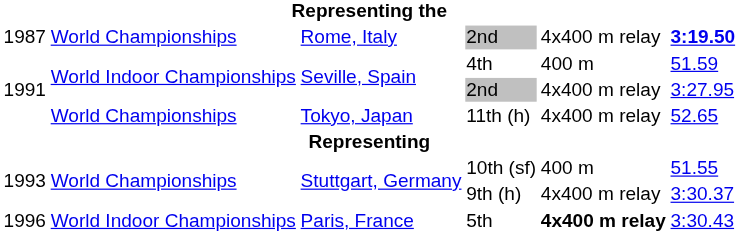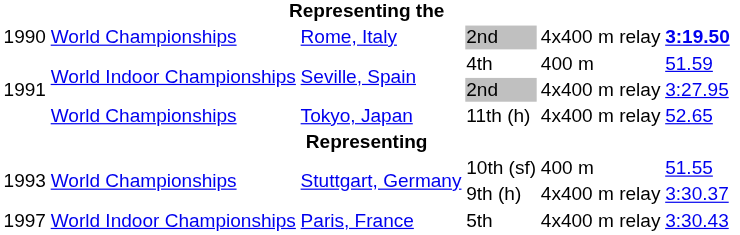(25, 37) 1987 -> (25, 37) 1990
(25, 220) 1996 -> (25, 220) 1997
(603, 220) bold -> (601, 220) normal
